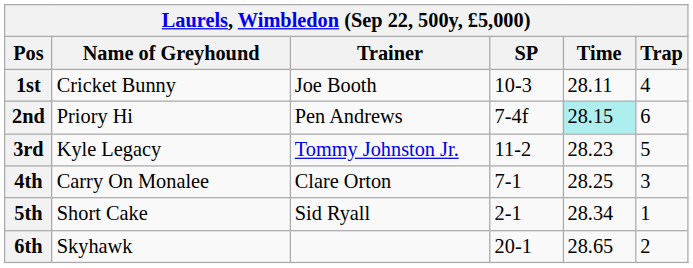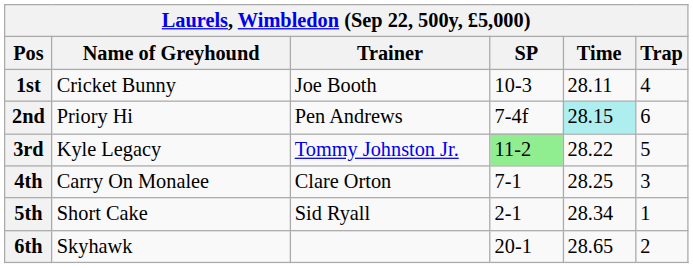(513, 149) no background -> (513, 149) lightgreen background
(590, 149) 28.23 -> (590, 149) 28.22
